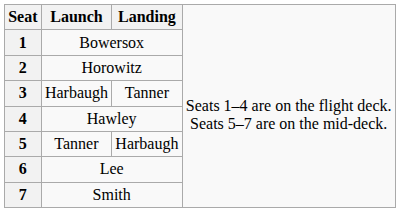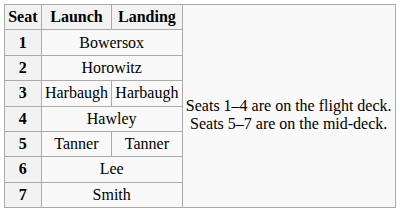(147, 93) Tanner -> (147, 93) Harbaugh
(147, 144) Harbaugh -> (147, 144) Tanner
